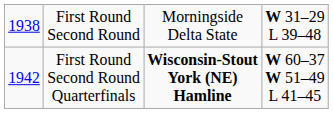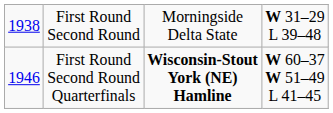(24, 77) 1942 -> (24, 77) 1946
